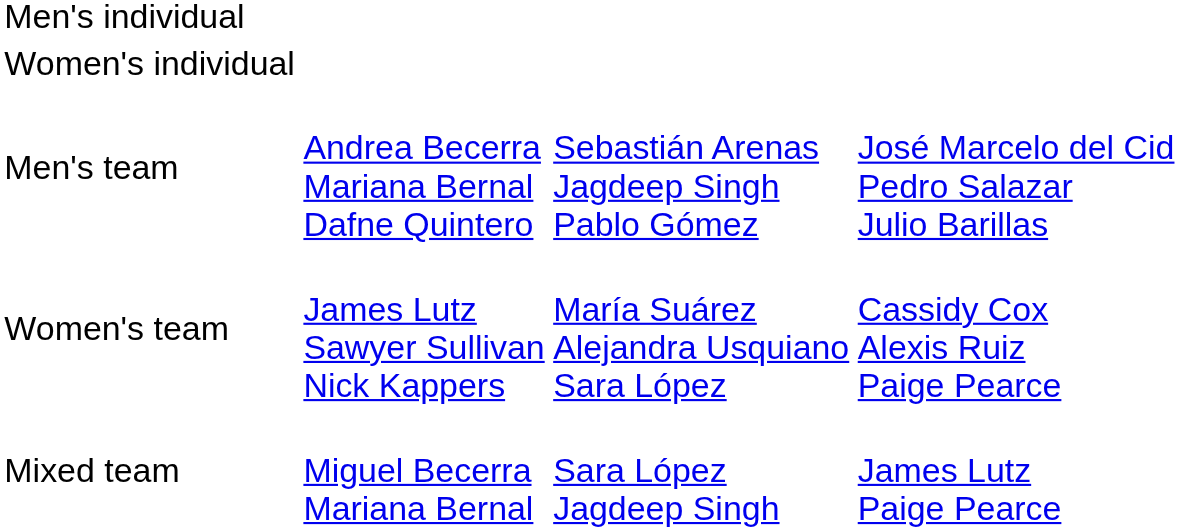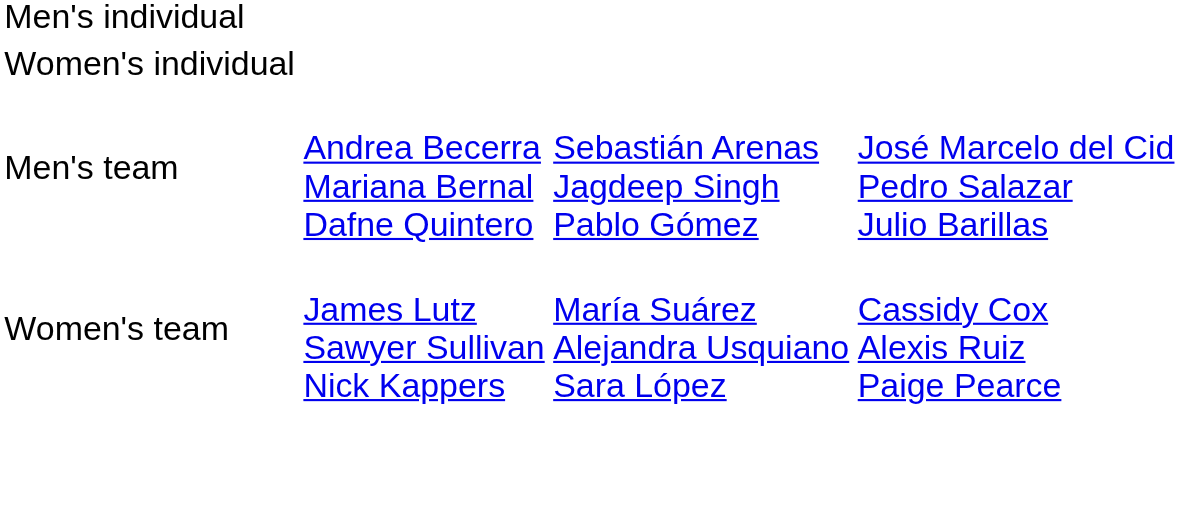- row: (92, 470)
